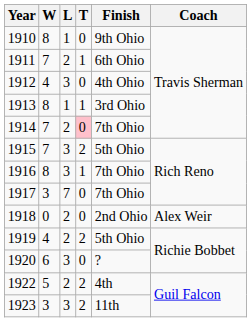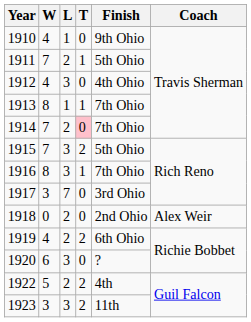(46, 37) 8 -> (46, 37) 4
(120, 60) 6th Ohio -> (120, 60) 5th Ohio
(120, 104) 3rd Ohio -> (120, 104) 7th Ohio
(120, 194) 7th Ohio -> (120, 194) 3rd Ohio
(120, 238) 5th Ohio -> (120, 238) 6th Ohio
